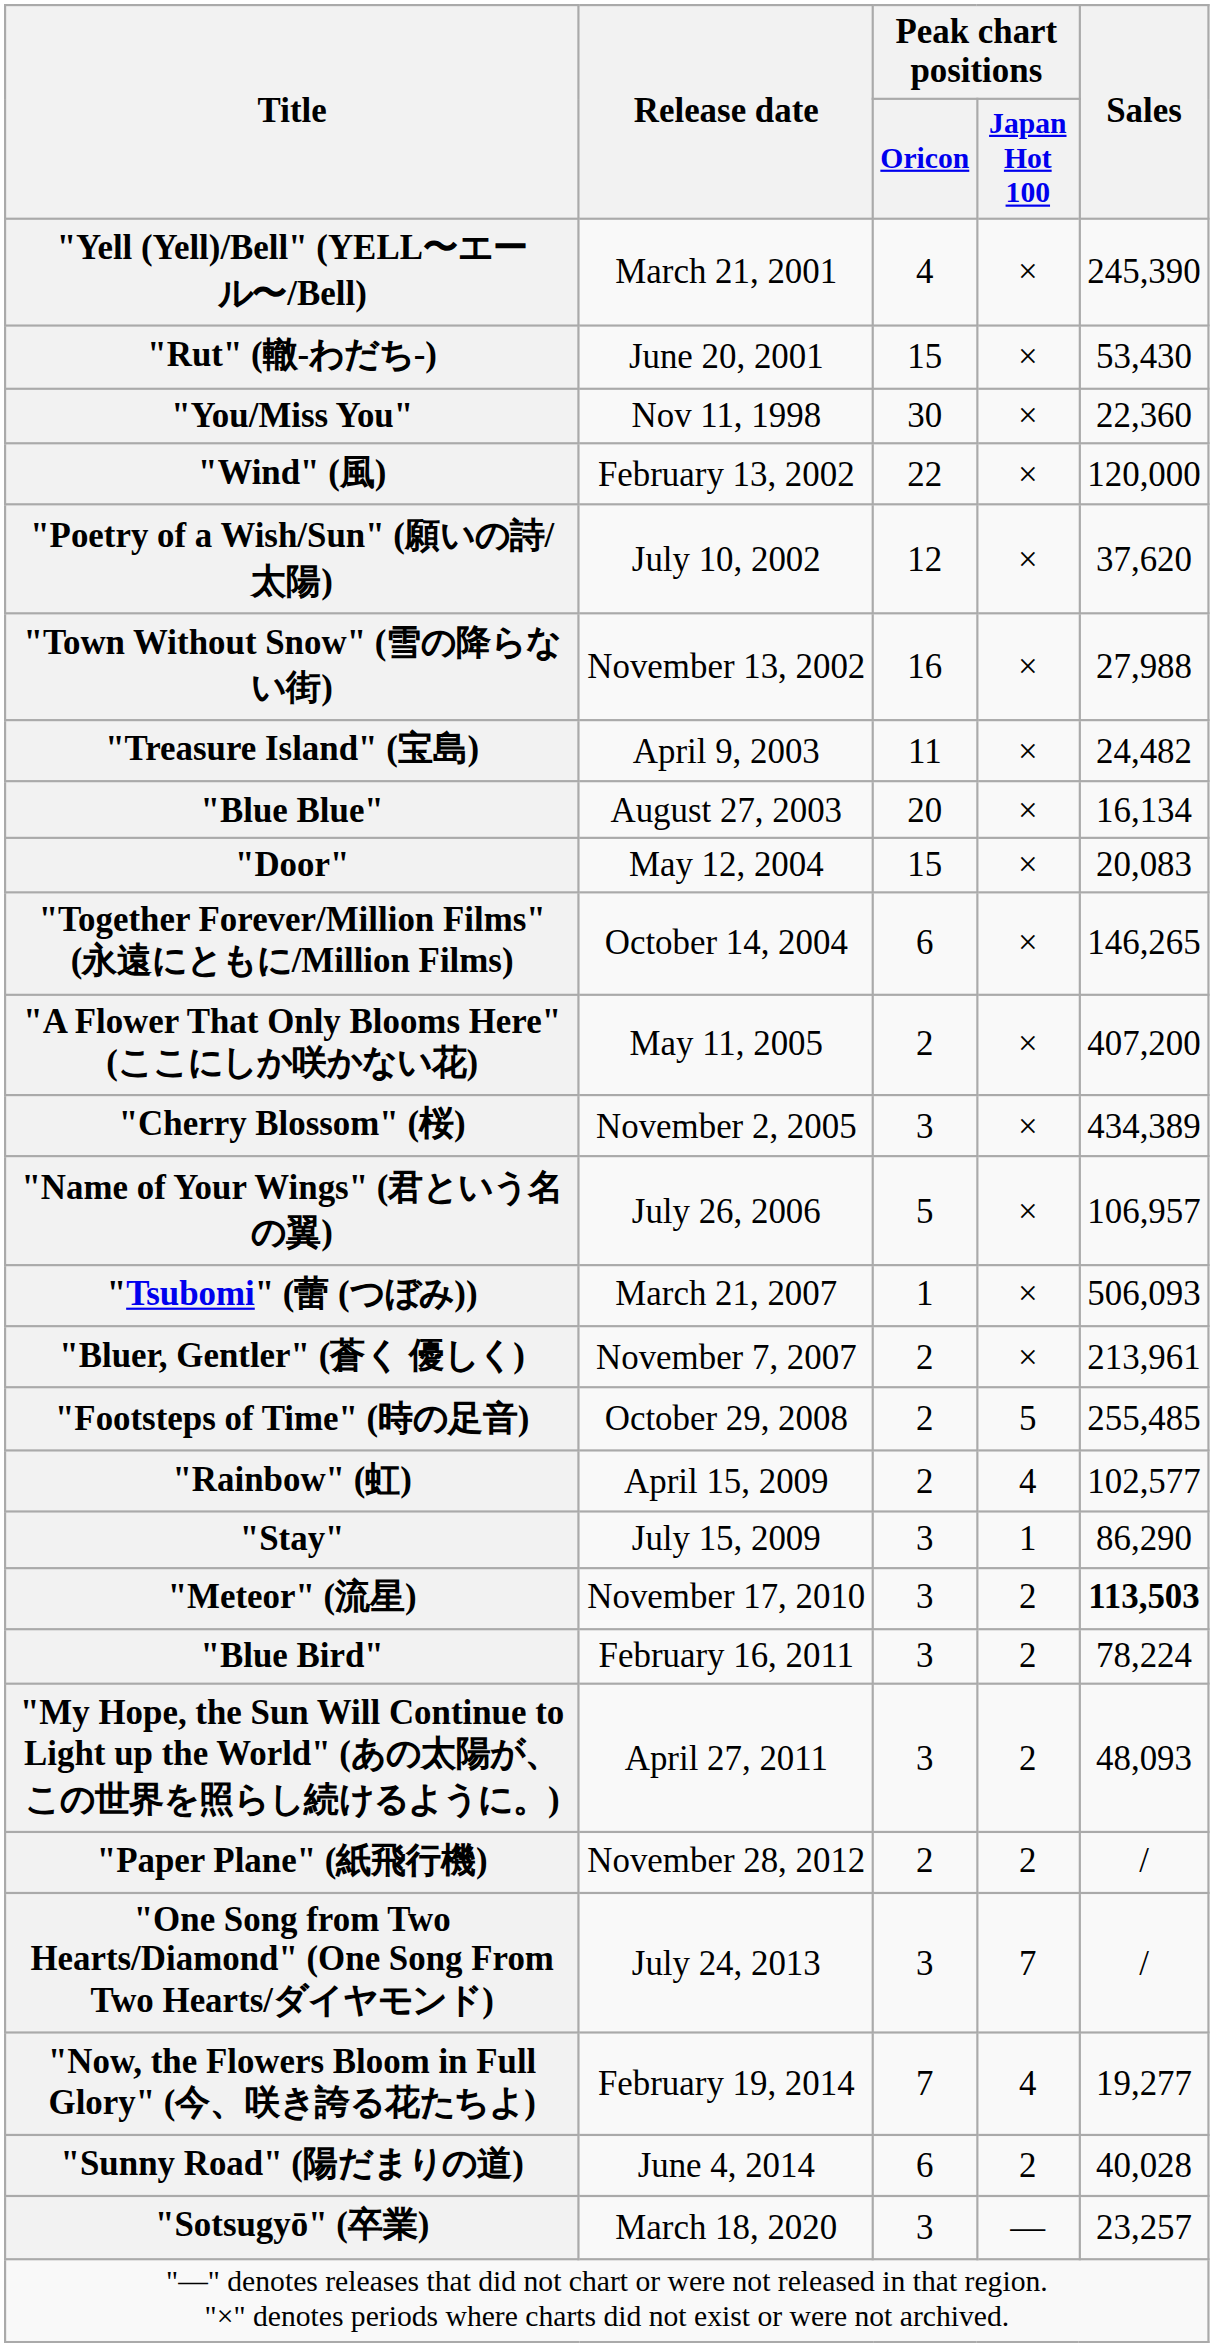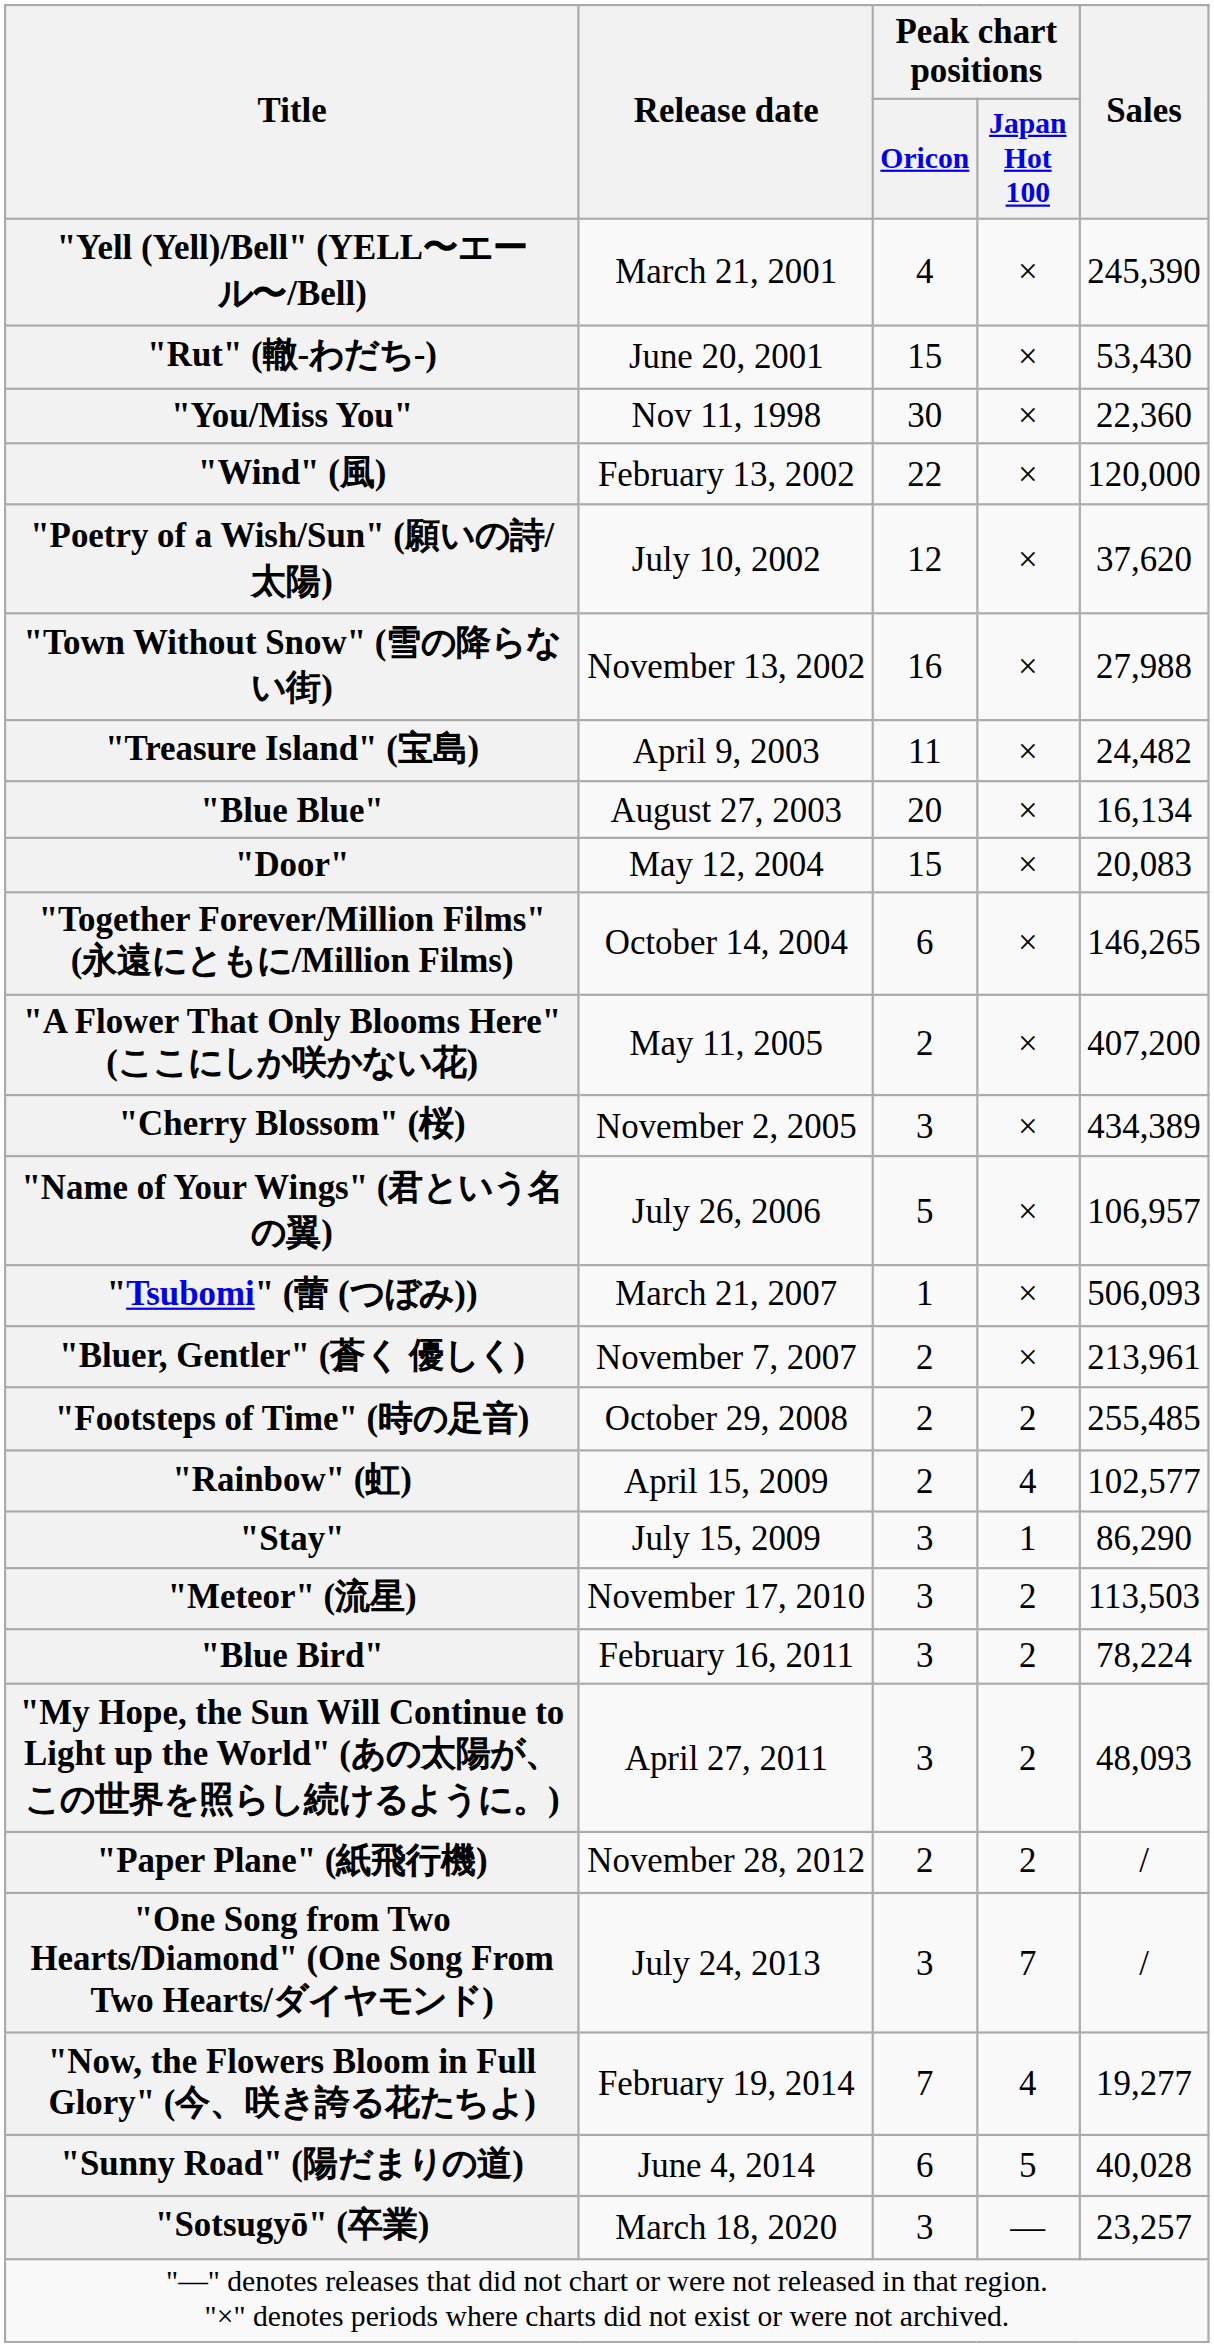(1028, 1418) 5 -> (1028, 1418) 2
(1144, 1597) bold -> (1144, 1597) normal
(1028, 2164) 2 -> (1028, 2164) 5
